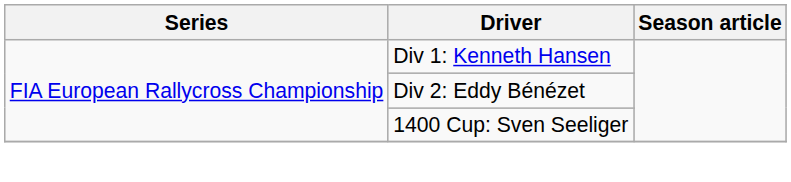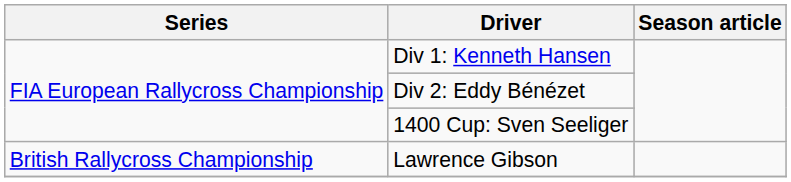+ row: (476, 159)
